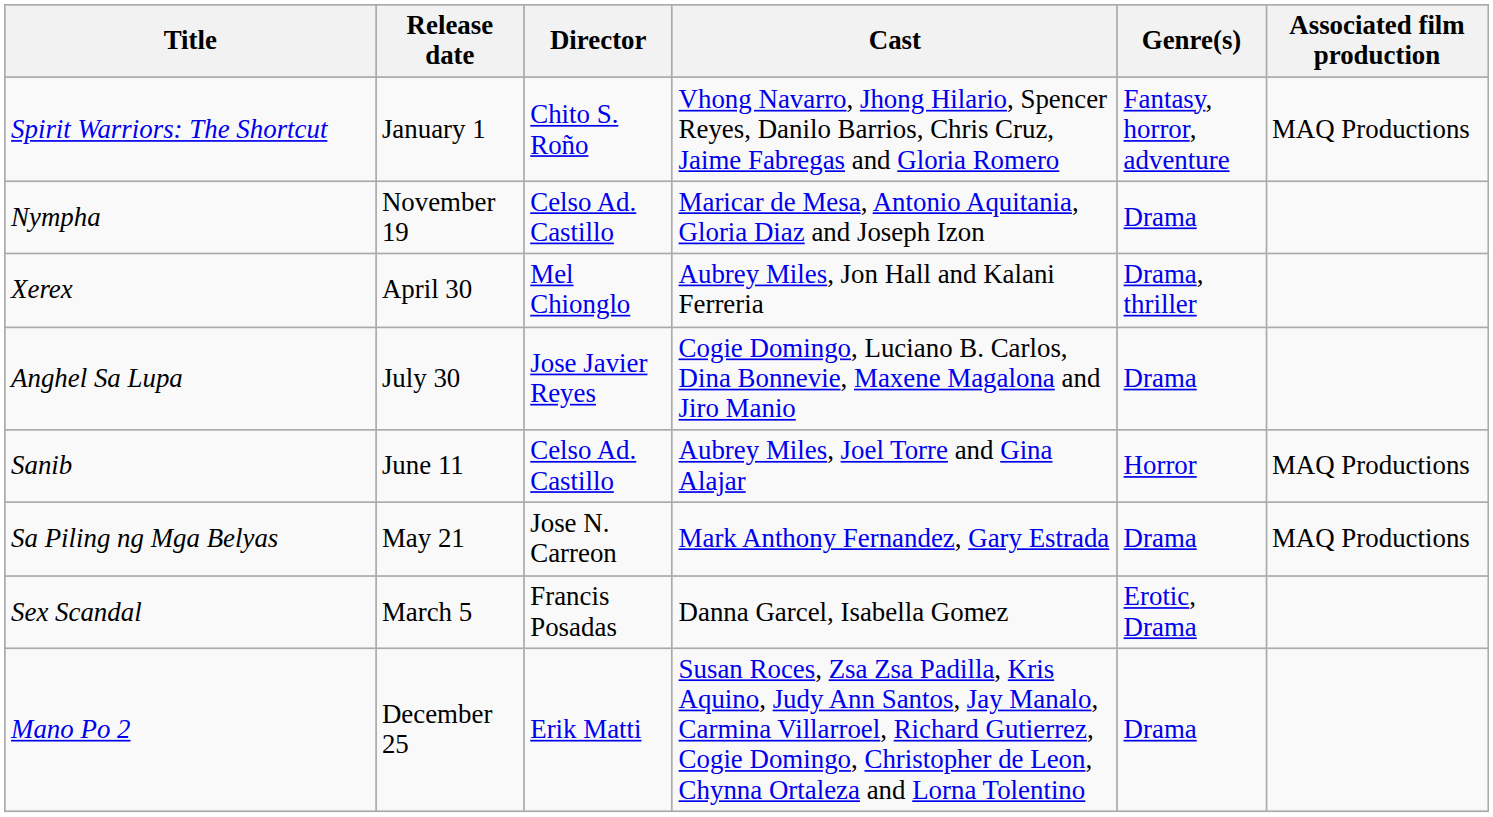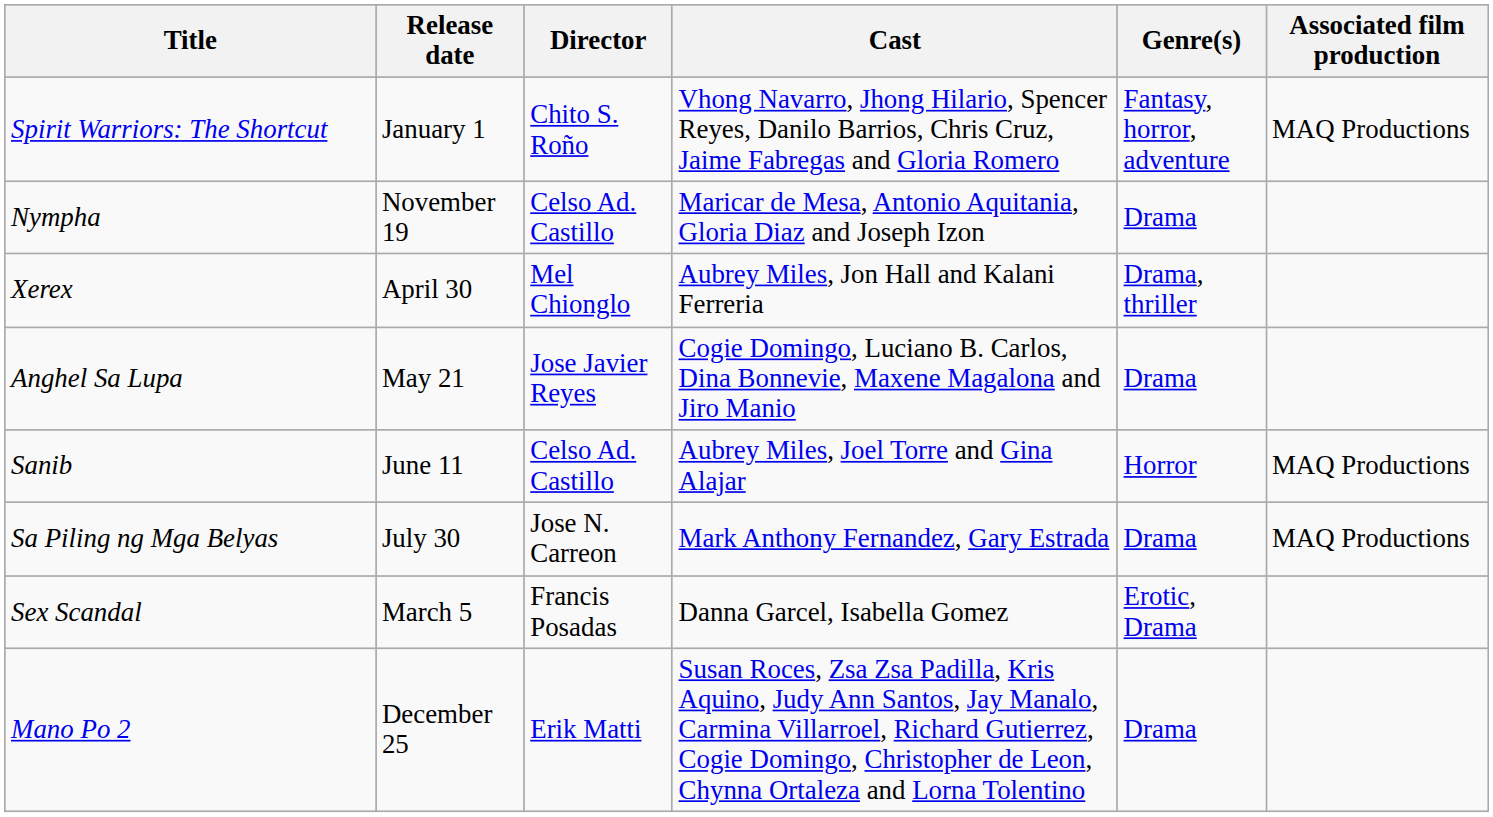(421, 377) July 30 -> (423, 377) May 21
(423, 538) May 21 -> (421, 538) July 30
